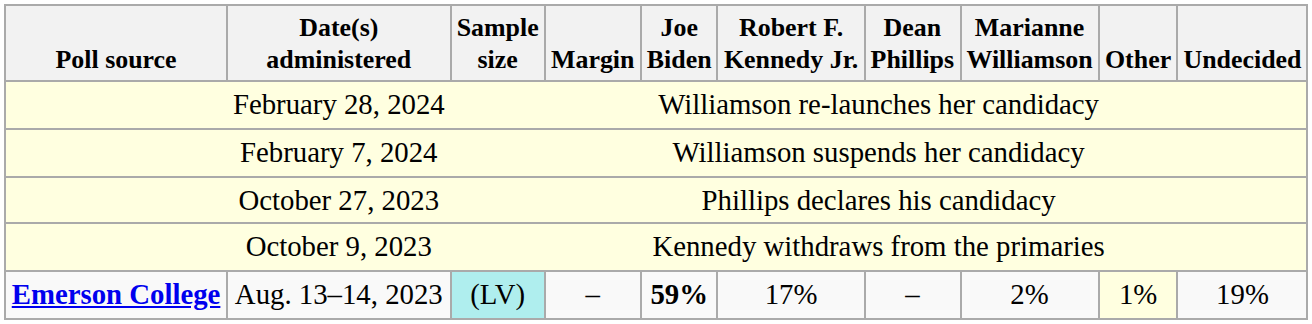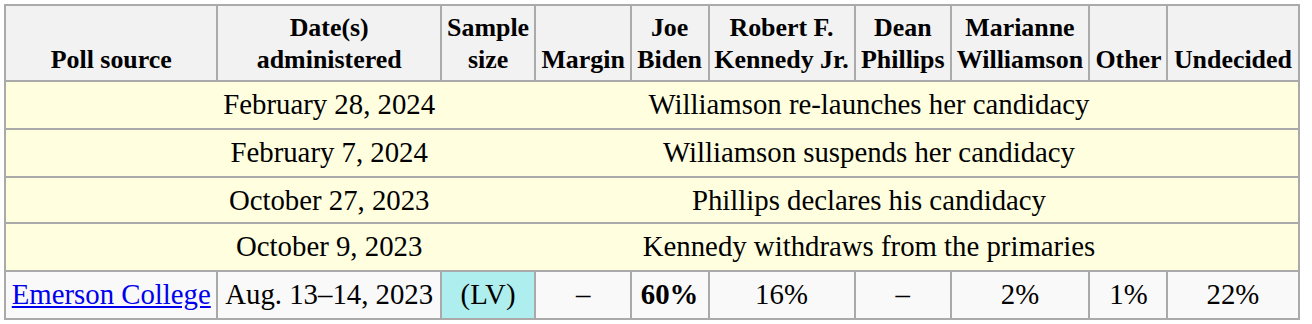(116, 294) bold -> (111, 294) normal
(679, 294) 59% -> (670, 294) 60%
(791, 294) 17% -> (781, 294) 16%
(1138, 294) lightyellow background -> (1128, 294) no background
(1242, 294) 19% -> (1233, 294) 22%
